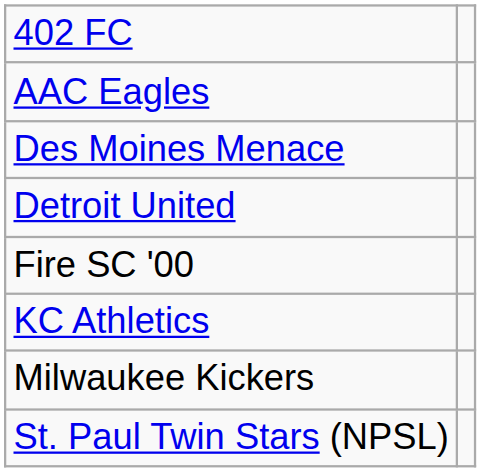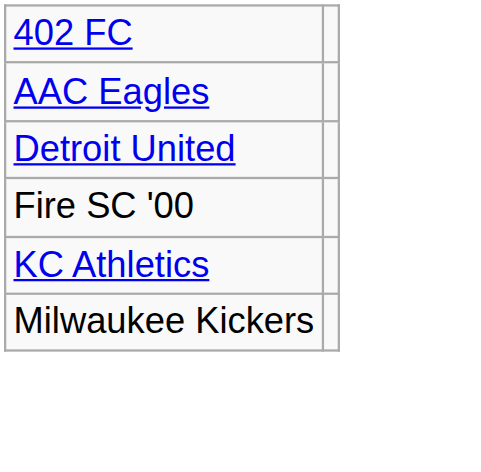- row: (179, 148)
- row: (231, 436)
